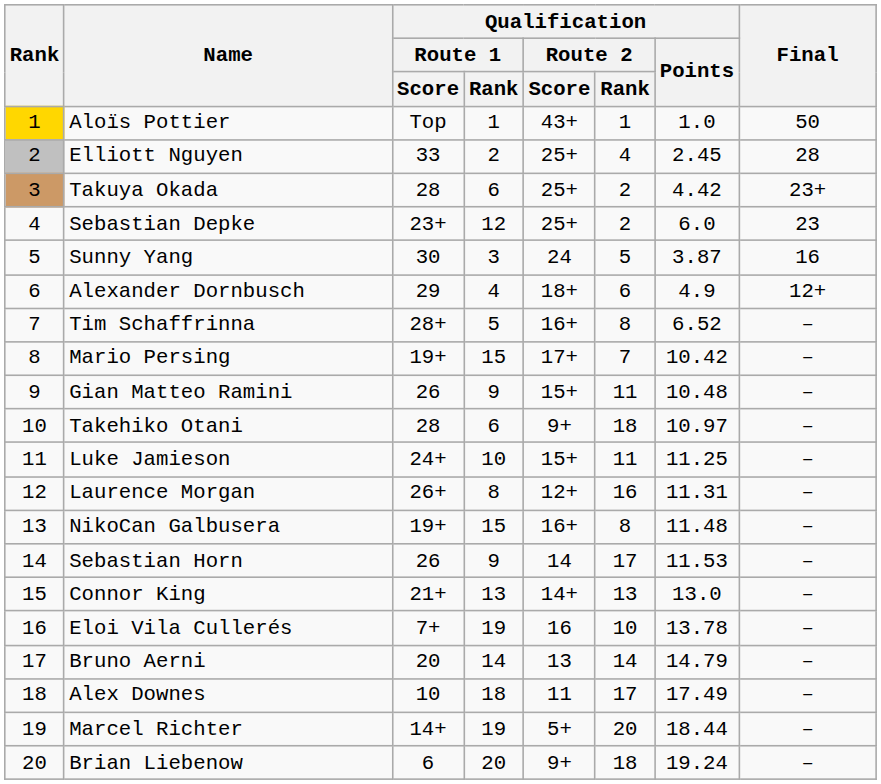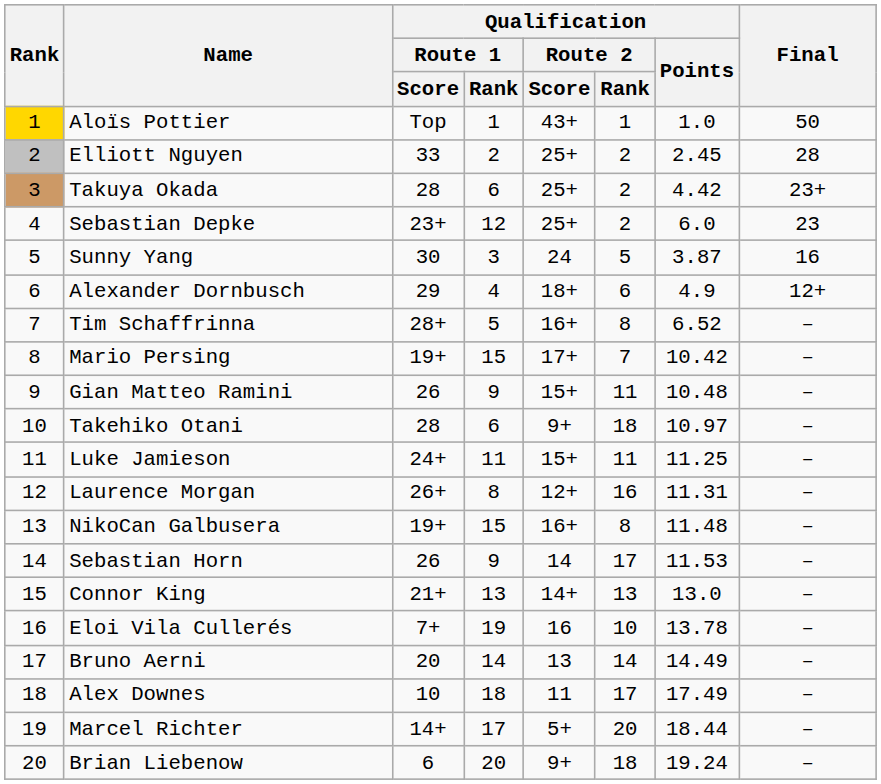(625, 156) 4 -> (625, 156) 2
(494, 460) 10 -> (494, 460) 11
(697, 662) 14.79 -> (697, 662) 14.49
(494, 729) 19 -> (494, 729) 17
